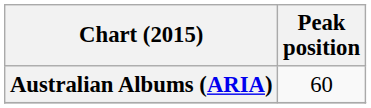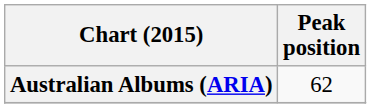(322, 84) 60 -> (322, 84) 62
